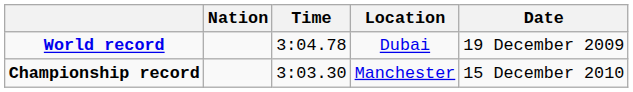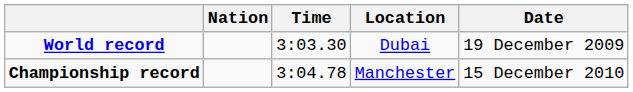(311, 46) 3:04.78 -> (311, 46) 3:03.30
(311, 73) 3:03.30 -> (311, 73) 3:04.78
